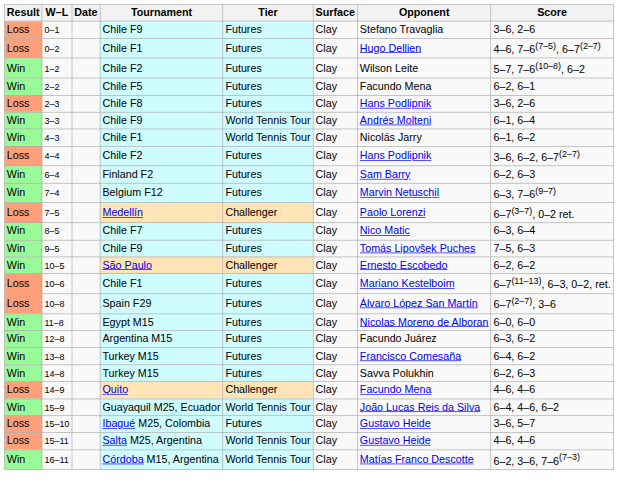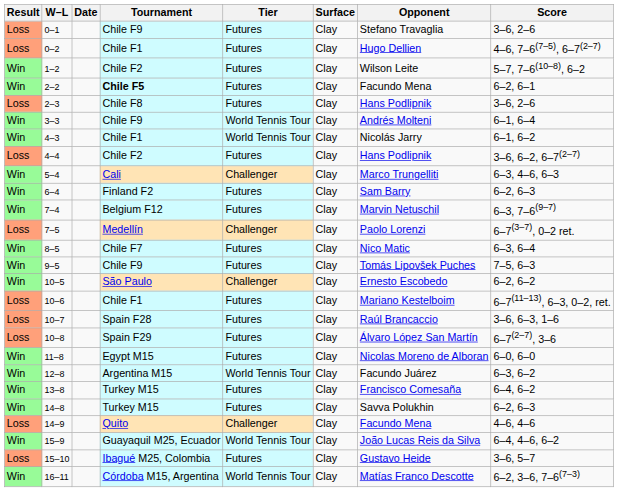(122, 86) normal -> (123, 86) bold
+ row: (52, 175)
+ row: (54, 320)
(244, 339) Futures -> (268, 373) World Tennis Tour
- row: (57, 441)
